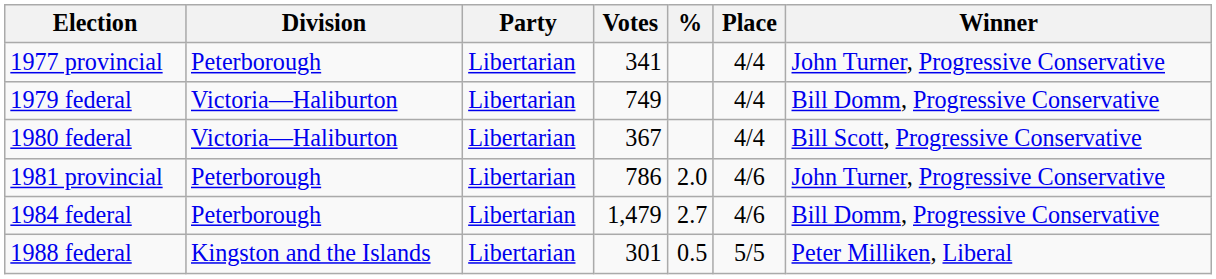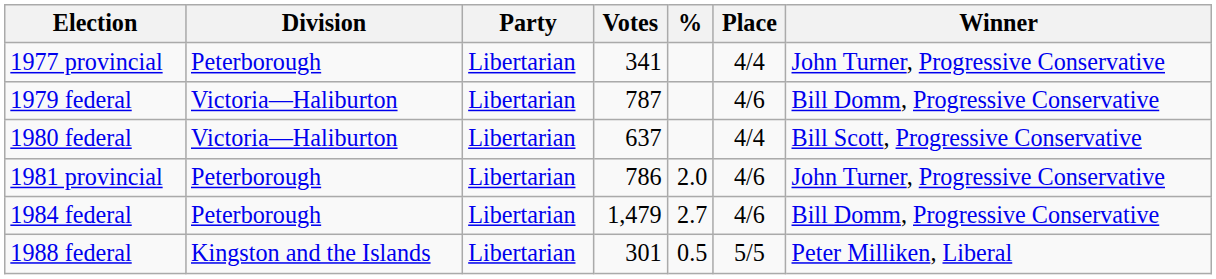(643, 100) 749 -> (643, 100) 787
(749, 100) 4/4 -> (749, 100) 4/6
(643, 138) 367 -> (643, 138) 637
